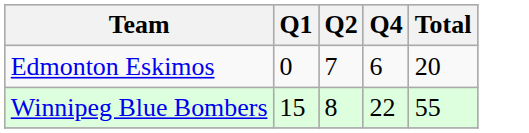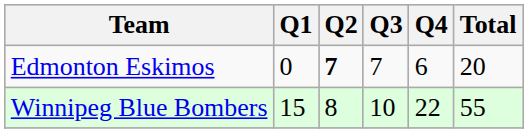+ column: (386, 25)
(331, 66) normal -> (331, 66) bold
